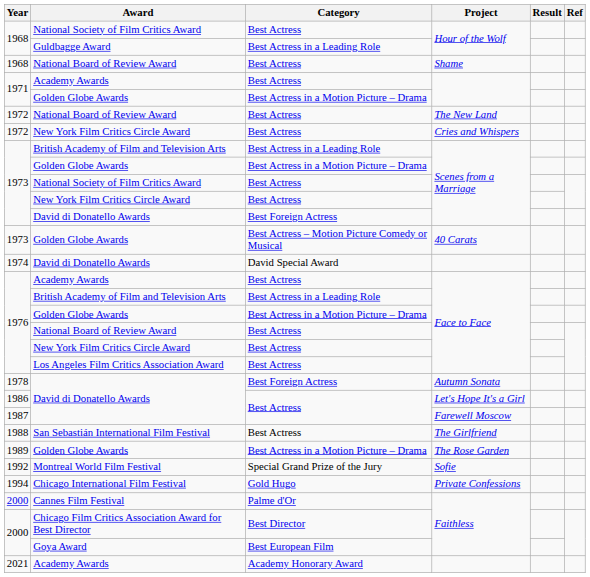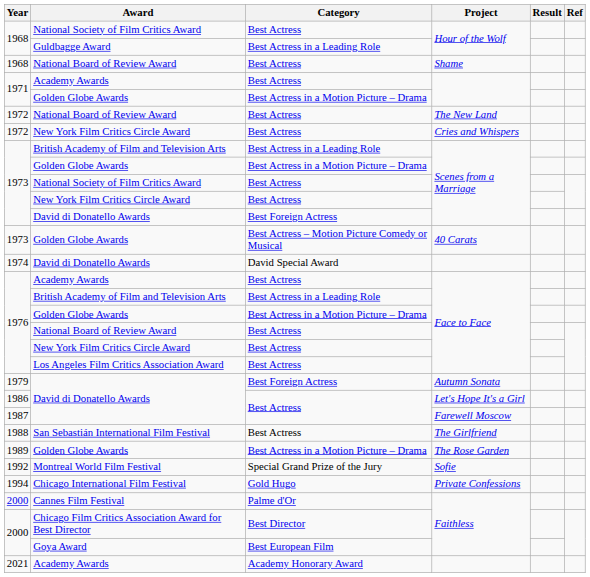(18, 382) 1978 -> (18, 382) 1979
